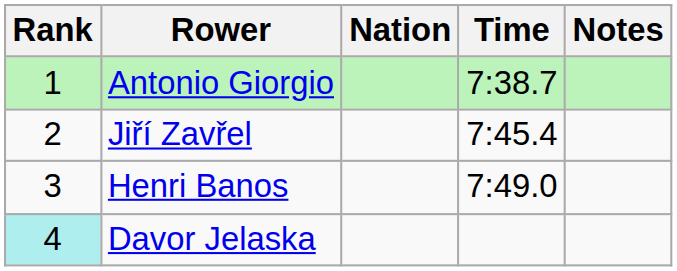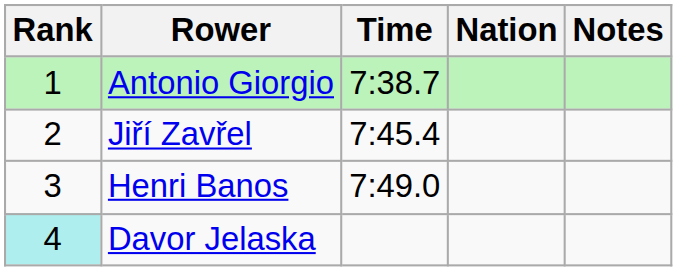columns swapped: (400, 30) <-> (512, 30)
